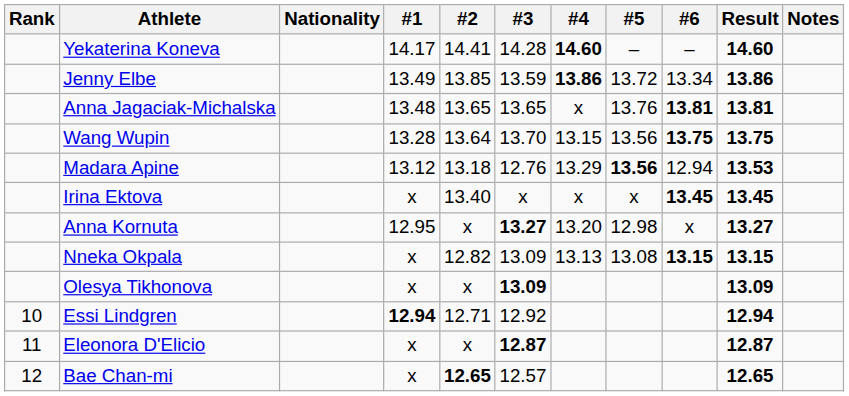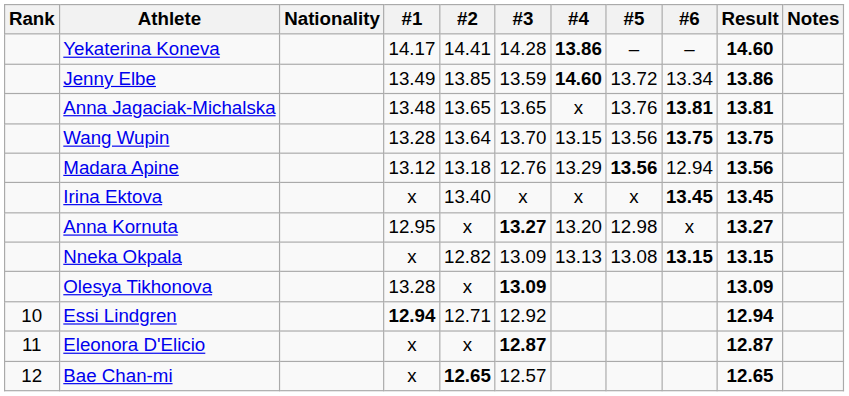(578, 49) 14.60 -> (578, 49) 13.86
(578, 78) 13.86 -> (578, 78) 14.60
(750, 167) 13.53 -> (750, 167) 13.56
(412, 286) x -> (412, 286) 13.28
